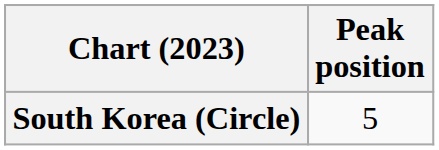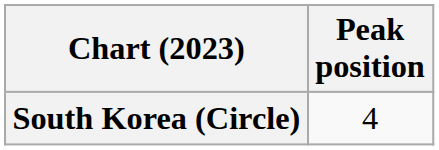(370, 117) 5 -> (370, 117) 4
